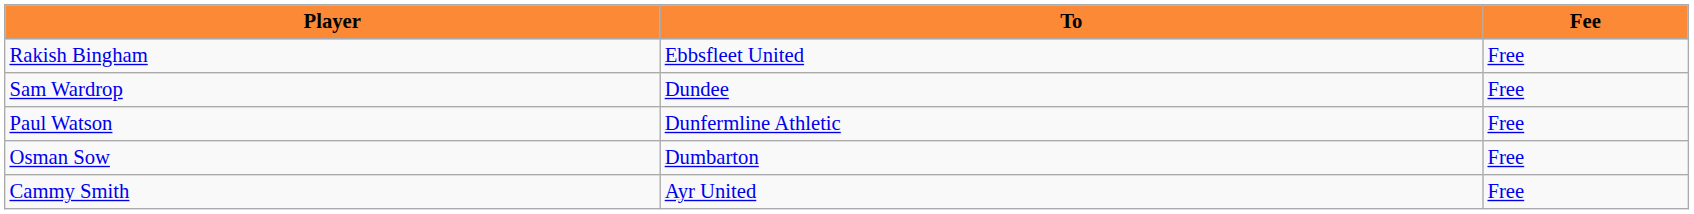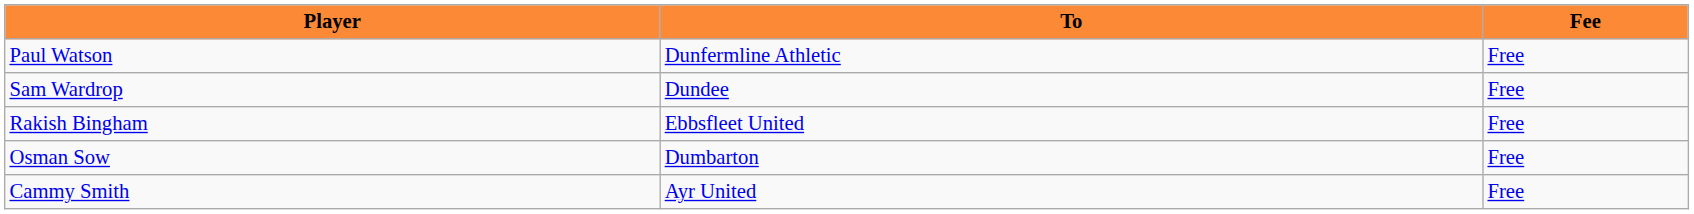rows swapped: (61, 123) <-> (79, 55)
